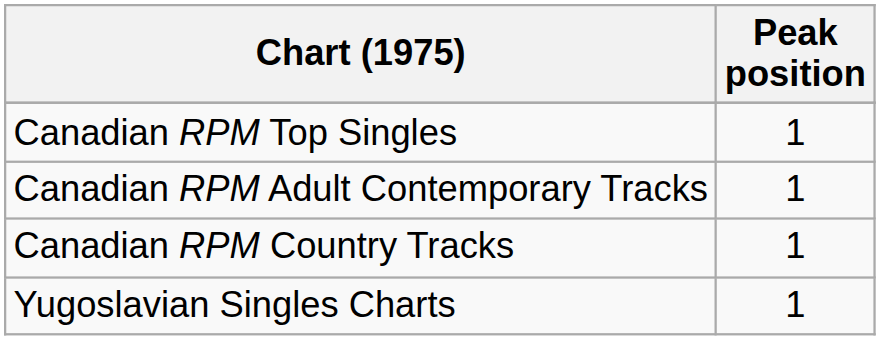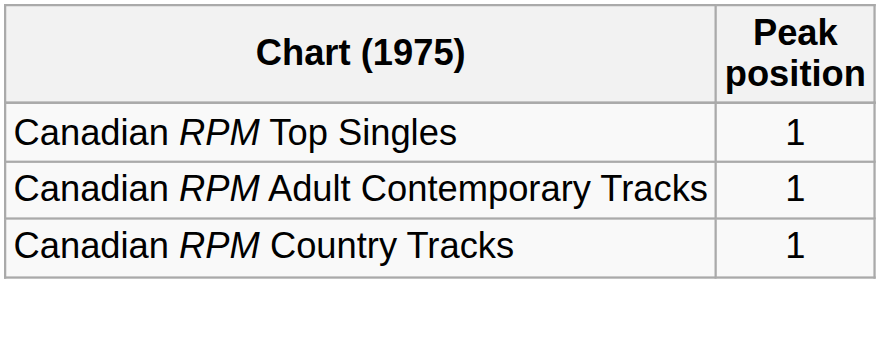- row: (235, 304)
